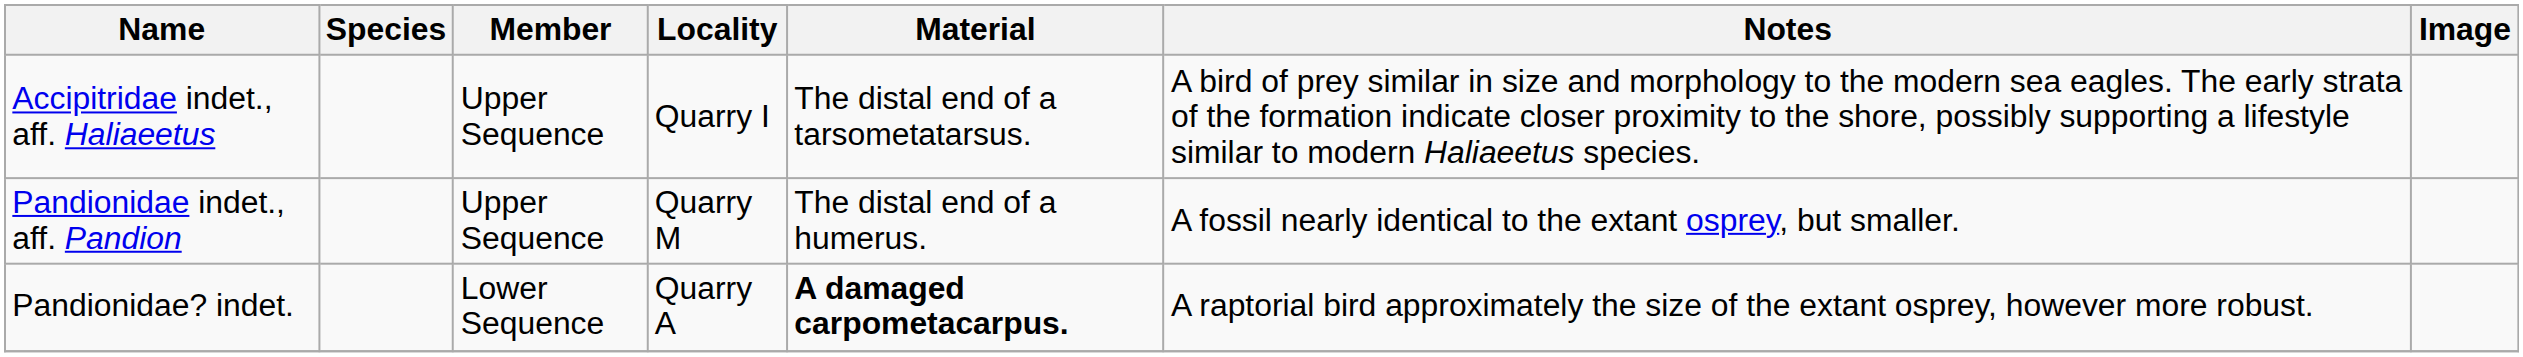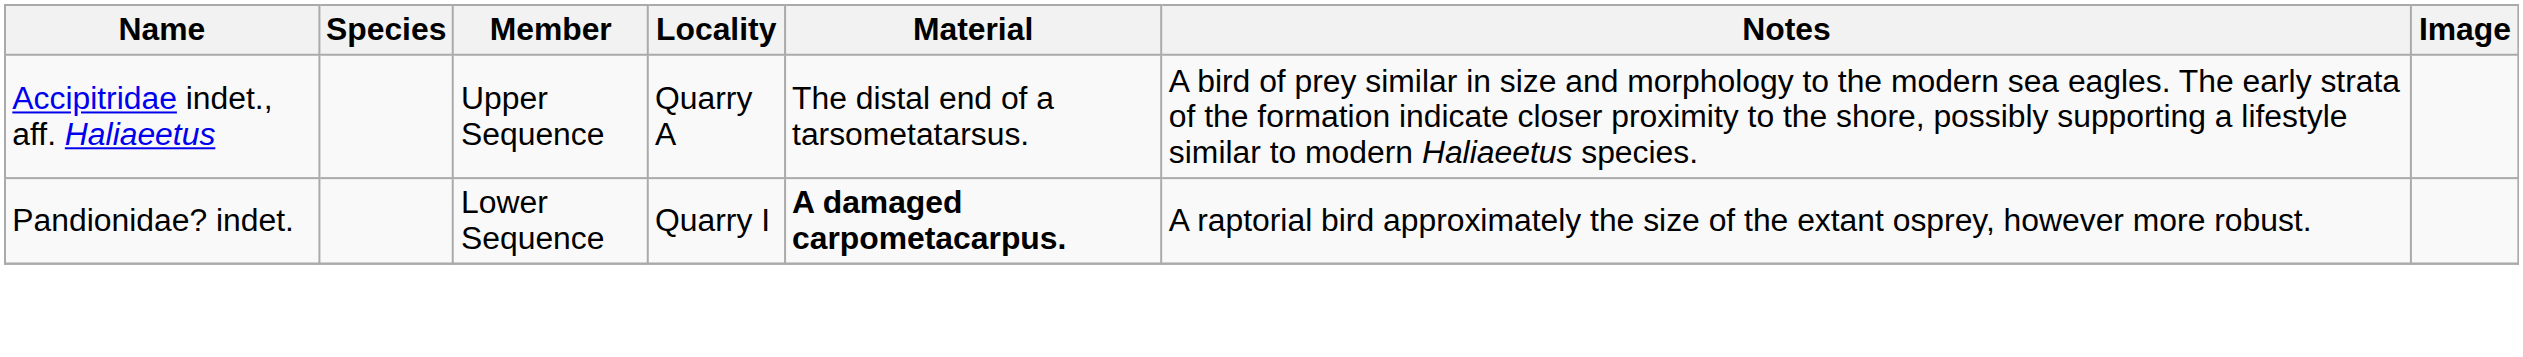(712, 116) Quarry I -> (704, 116) Quarry A
- row: (149, 220)
(703, 306) Quarry A -> (713, 220) Quarry I
